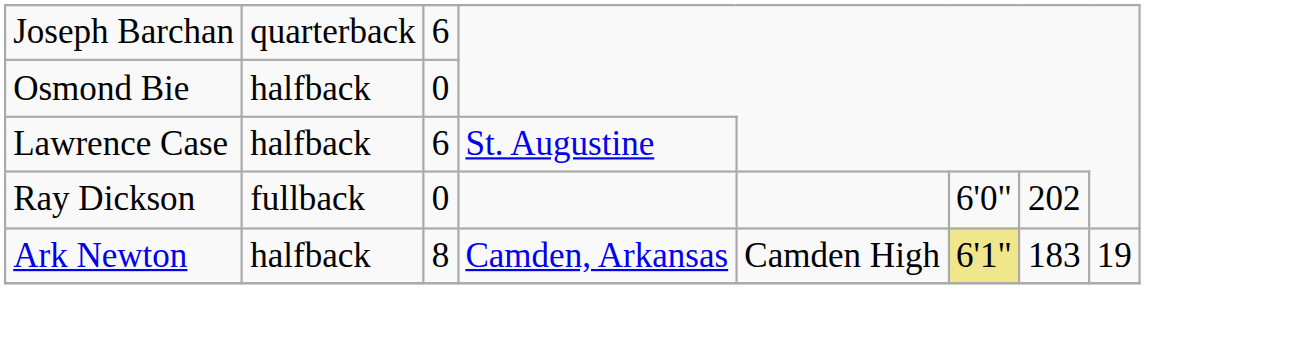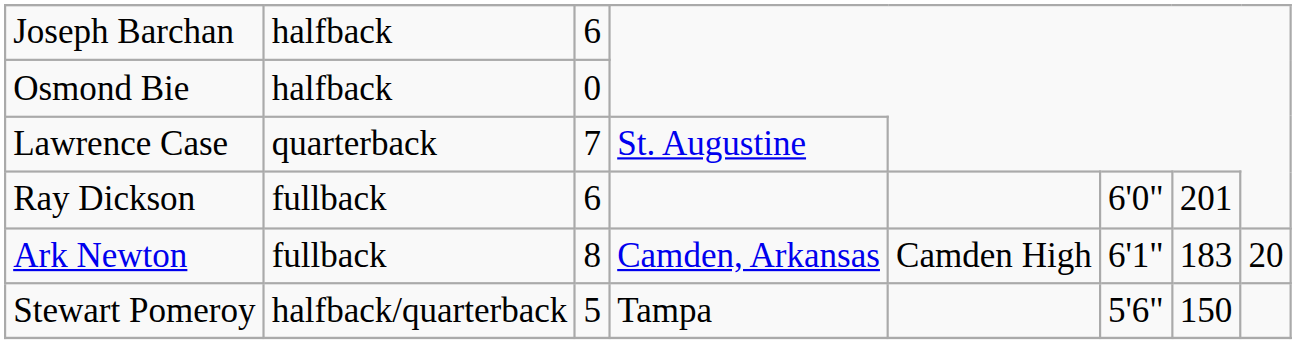(333, 32) quarterback -> (332, 32) halfback
(311, 143) halfback -> (354, 143) quarterback
(440, 143) 6 -> (592, 143) 7
(440, 198) 0 -> (592, 198) 6
(1054, 198) 202 -> (1206, 198) 201
(311, 254) halfback -> (329, 254) fullback
(984, 254) khaki background -> (1136, 254) no background
(1114, 254) 19 -> (1266, 254) 20
+ row: (134, 310)
